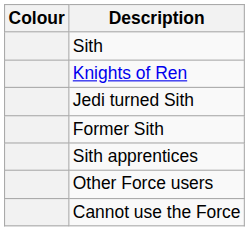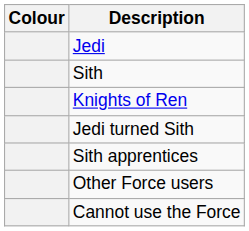+ row: (89, 45)
- row: (118, 128)
